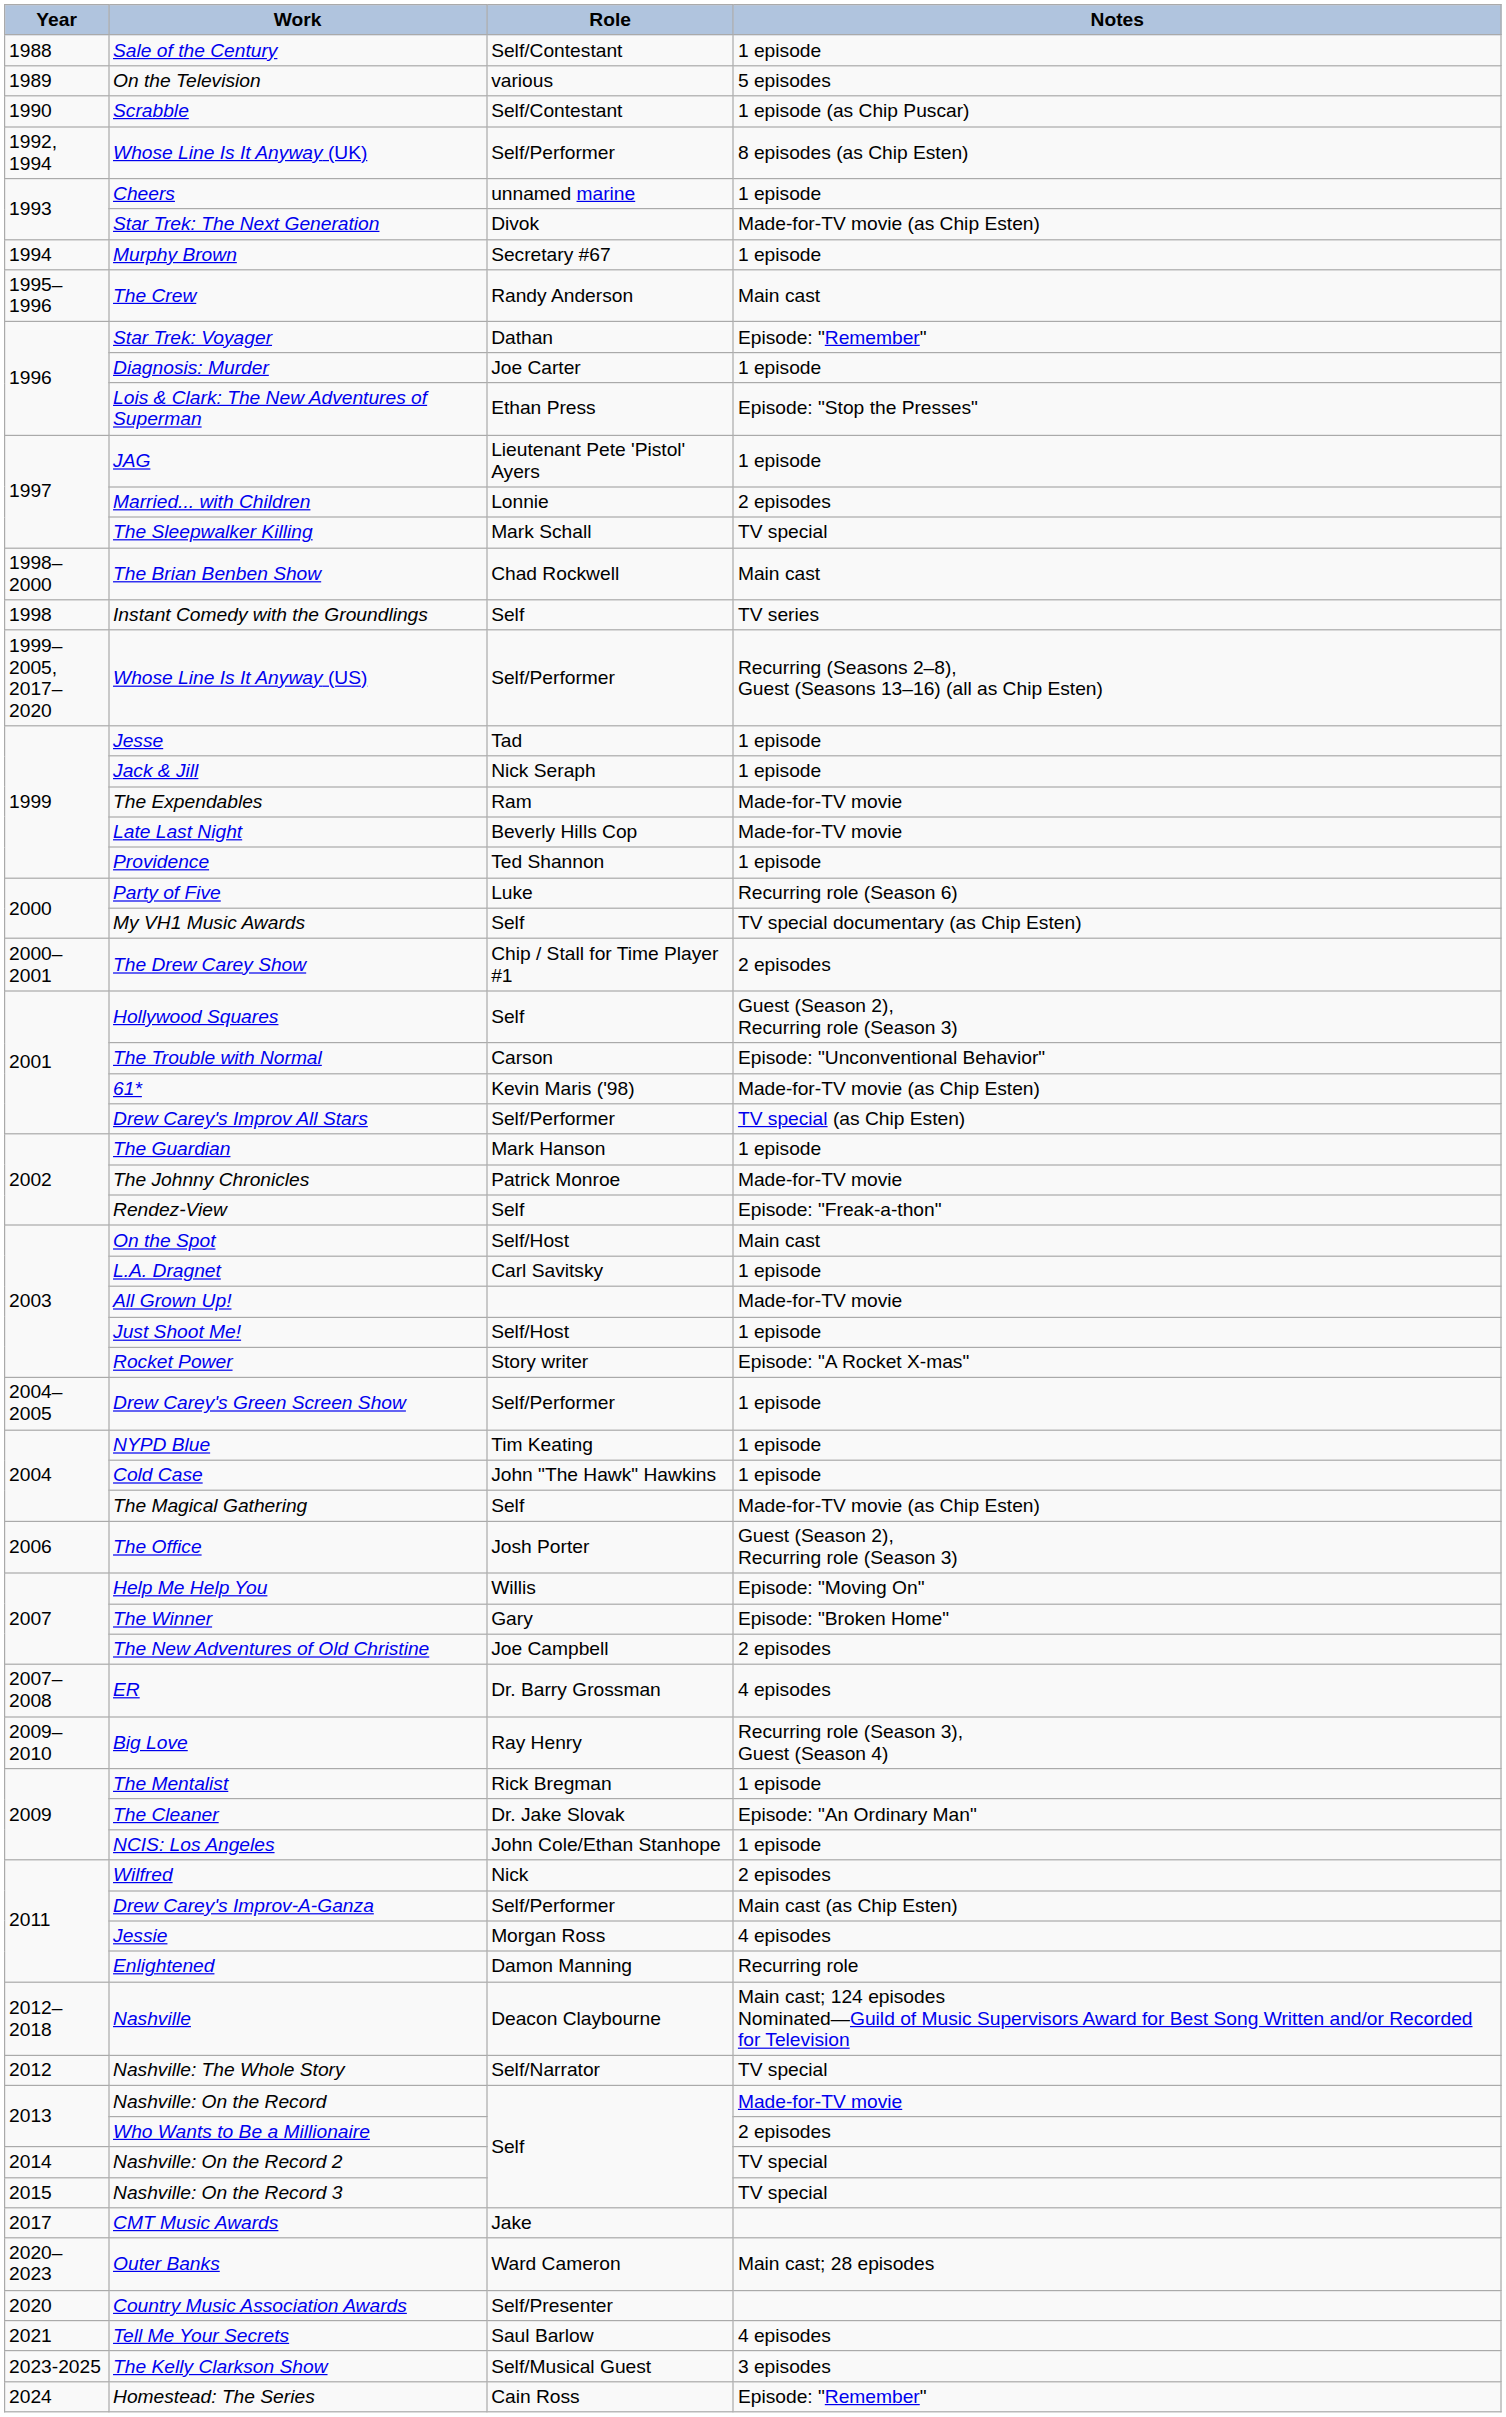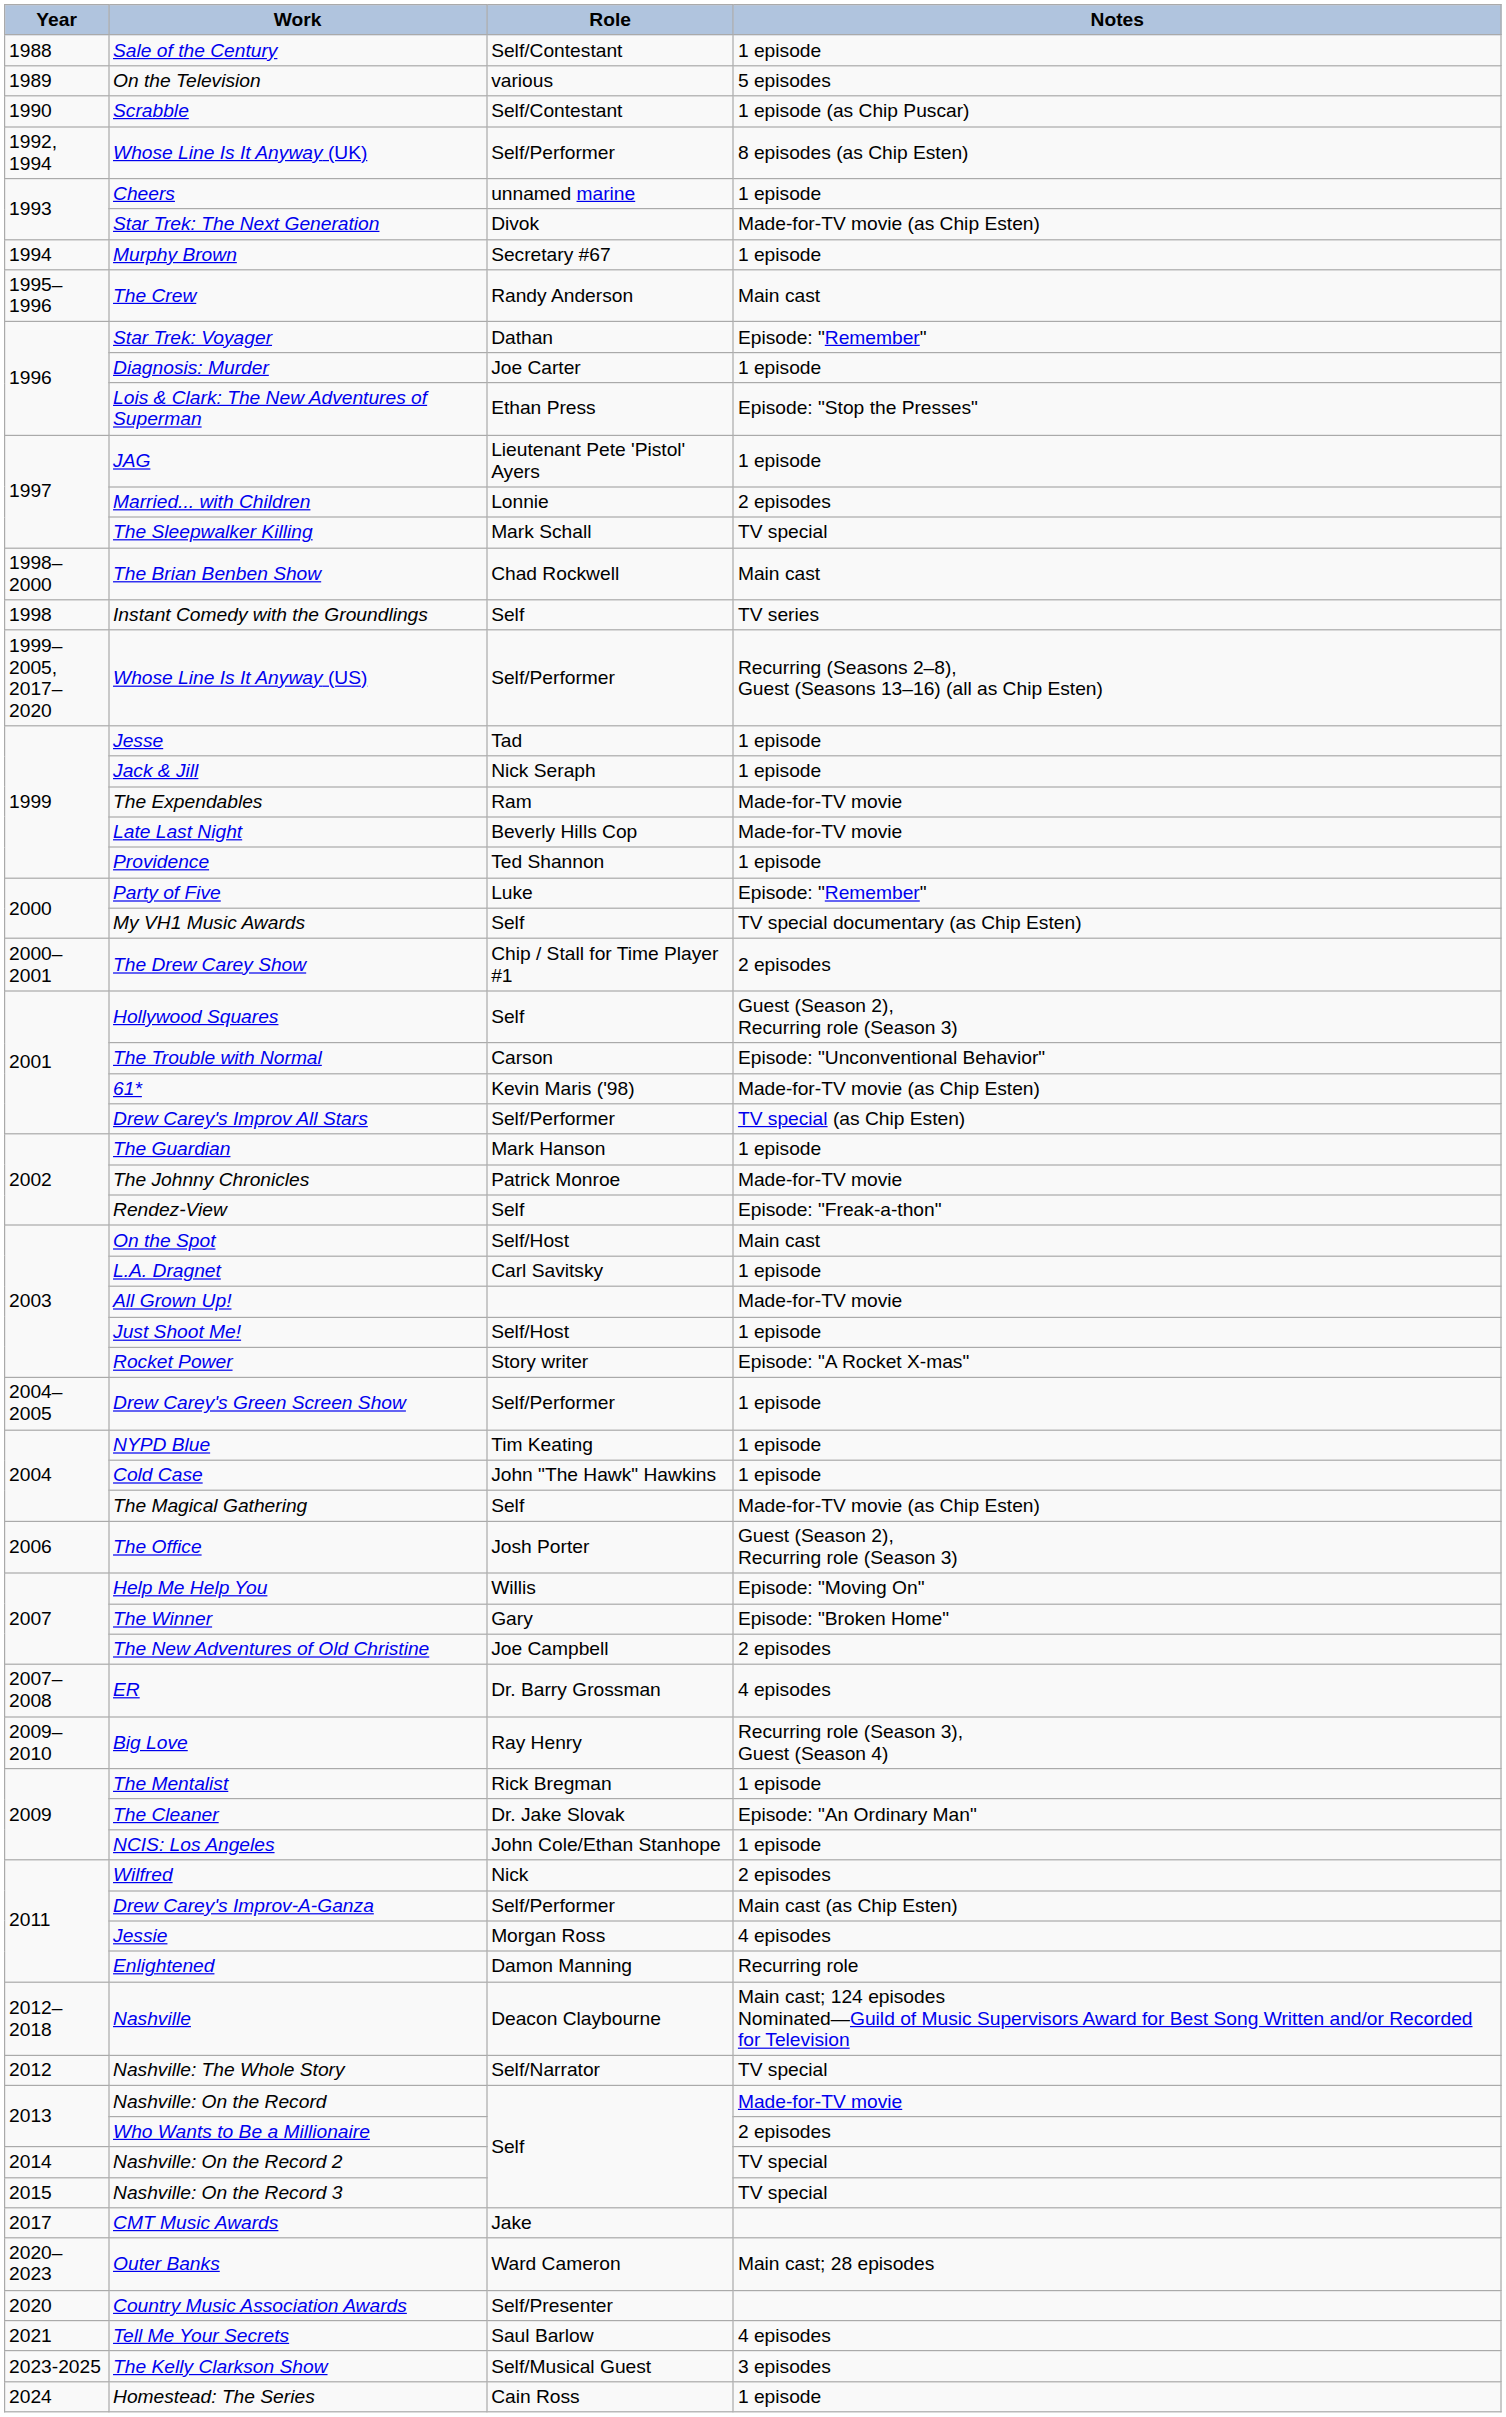(848, 892) Recurring role (Season 6) -> (832, 892) Episode: "Remember"
(832, 2396) Episode: "Remember" -> (780, 2396) 1 episode
